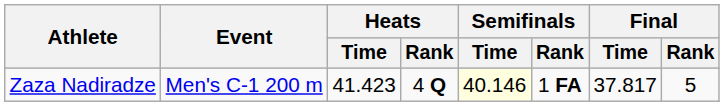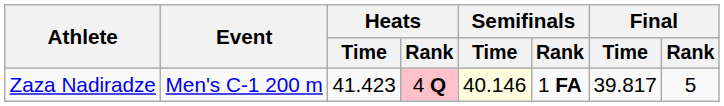(429, 85) no background -> (429, 85) pink background
(625, 85) 37.817 -> (625, 85) 39.817
